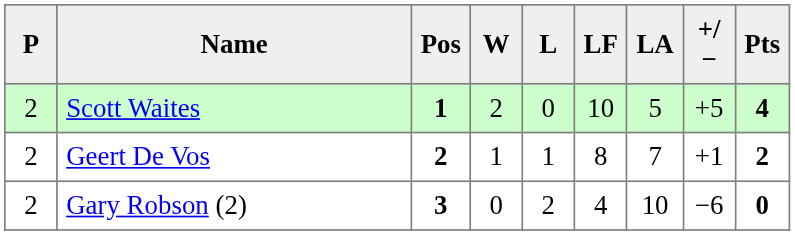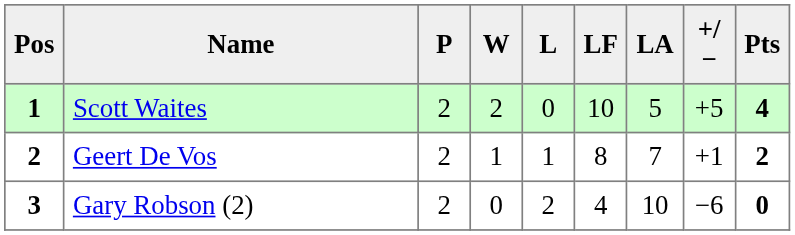columns swapped: (441, 43) <-> (31, 43)
